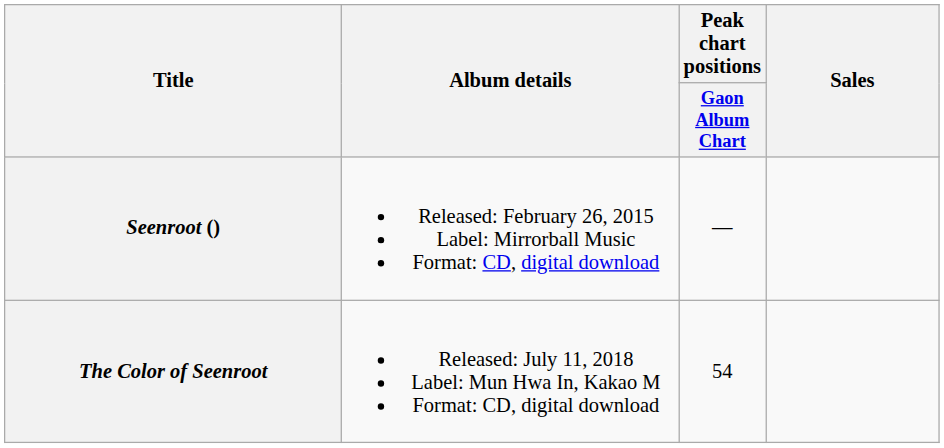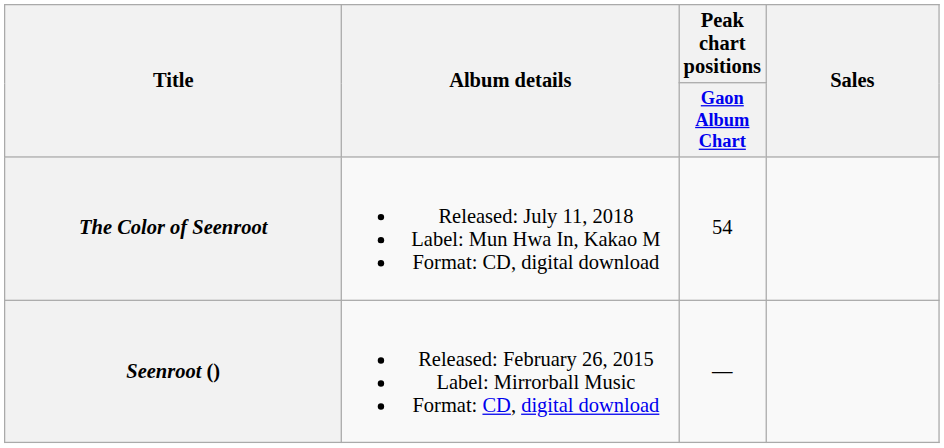rows swapped: (173, 228) <-> (173, 370)
